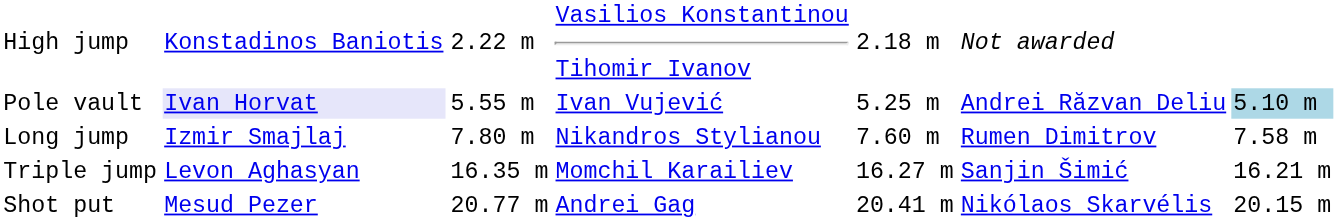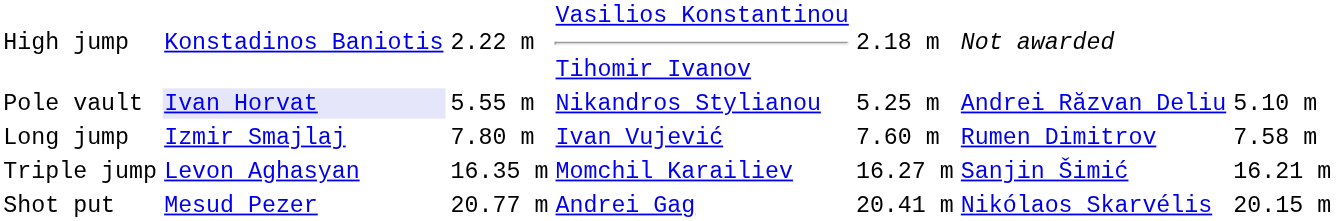(639, 104) Ivan Vujević -> (688, 104) Nikandros Stylianou
(1275, 104) lightblue background -> (1275, 104) no background
(688, 138) Nikandros Stylianou -> (639, 138) Ivan Vujević
